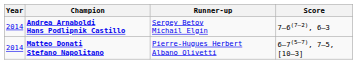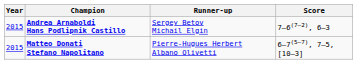(15, 26) 2014 -> (15, 26) 2015
(15, 48) 2014 -> (15, 48) 2015
